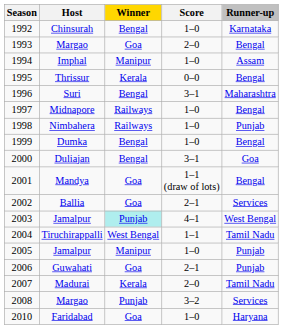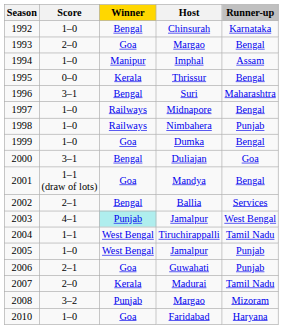columns swapped: (72, 12) <-> (192, 12)
(133, 142) Bengal -> (128, 142) Goa
(133, 202) Goa -> (128, 202) Bengal
(133, 251) Manipur -> (128, 251) West Bengal
(250, 300) Services -> (250, 300) Mizoram
